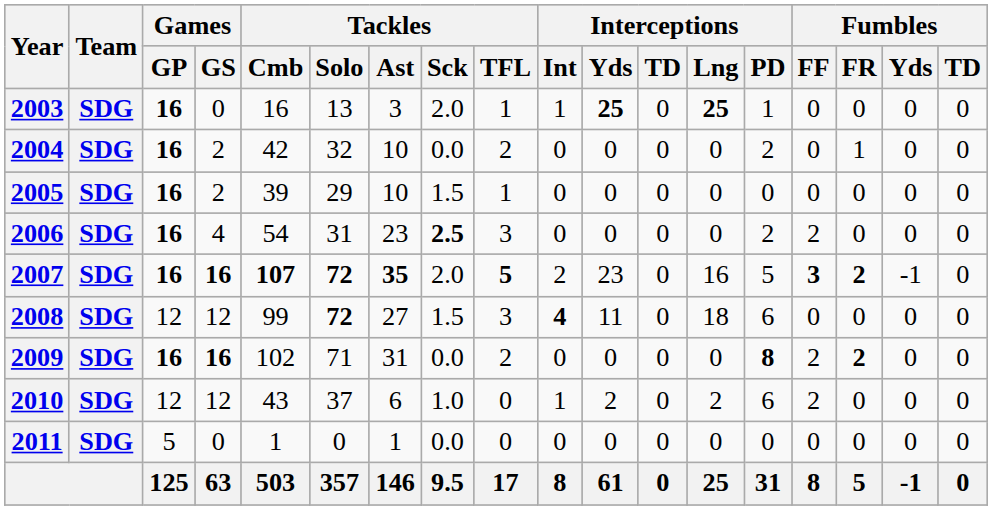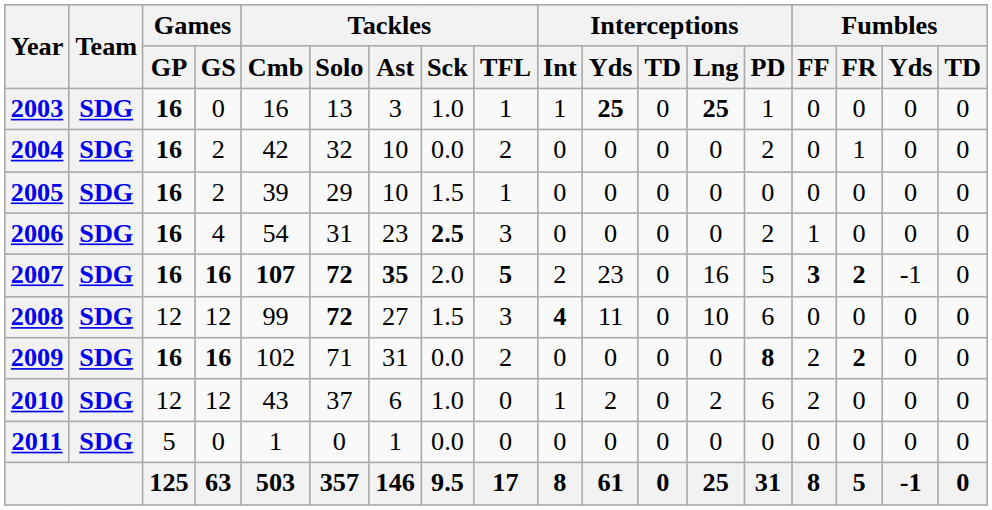(447, 108) 2.0 -> (447, 108) 1.0
(814, 233) 2 -> (814, 233) 1
(716, 316) 18 -> (716, 316) 10
